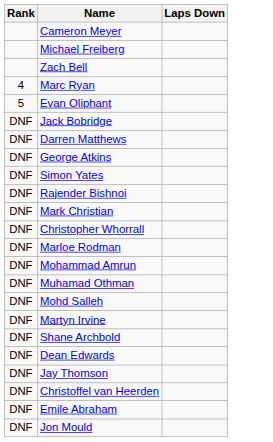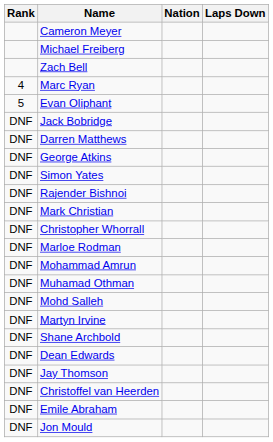+ column: (182, 13)
